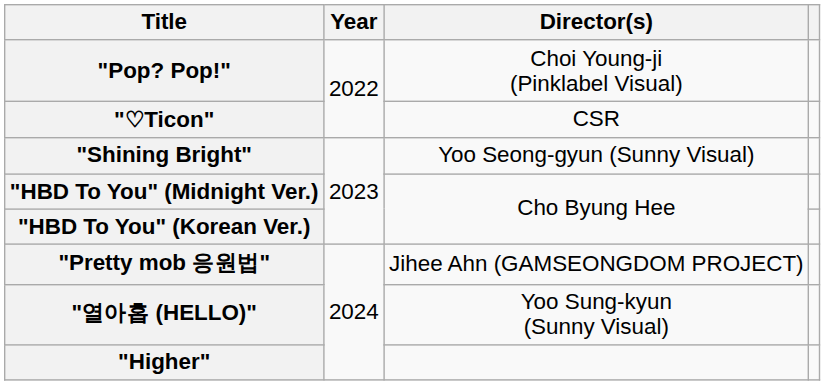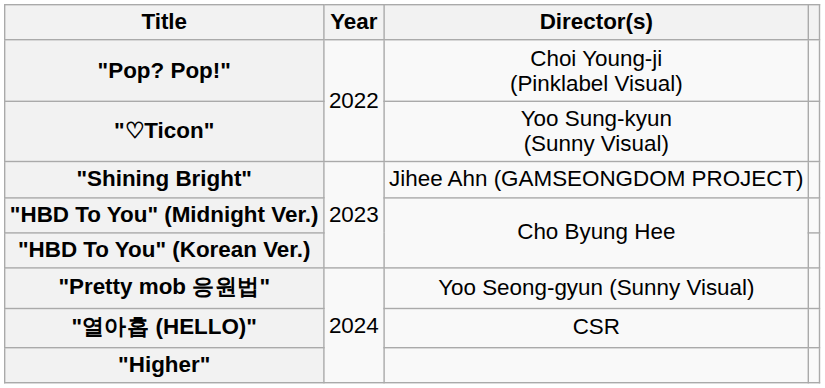(596, 119) CSR -> (596, 131) Yoo Sung-kyun (Sunny Visual)
(596, 155) Yoo Seong-gyun (Sunny Visual) -> (596, 179) Jihee Ahn (GAMSEONGDOM PROJECT)
(596, 264) Jihee Ahn (GAMSEONGDOM PROJECT) -> (596, 287) Yoo Seong-gyun (Sunny Visual)
(596, 314) Yoo Sung-kyun (Sunny Visual) -> (596, 327) CSR
